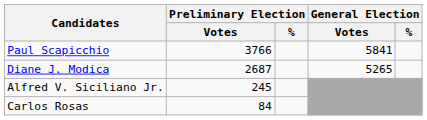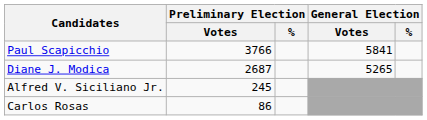(265, 106) 84 -> (265, 106) 86
